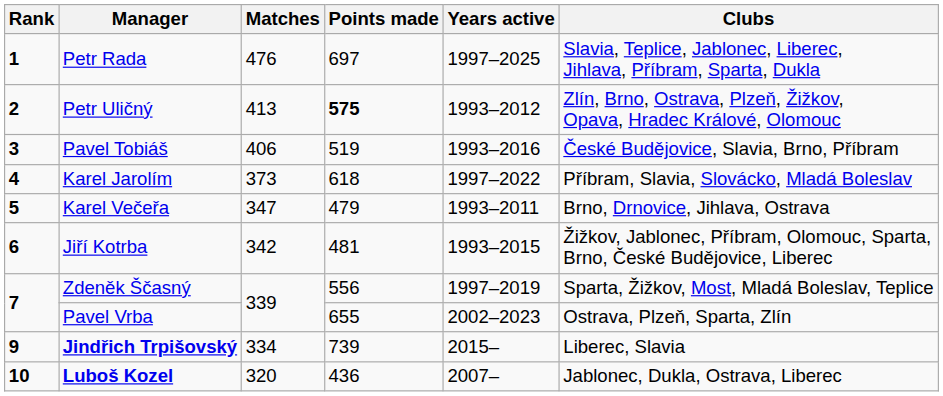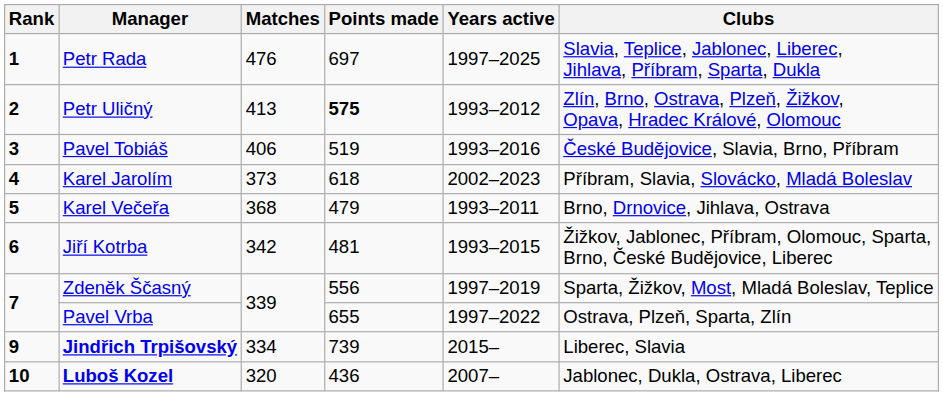(494, 178) 1997–2022 -> (494, 178) 2002–2023
(261, 208) 347 -> (261, 208) 368
(494, 317) 2002–2023 -> (494, 317) 1997–2022
